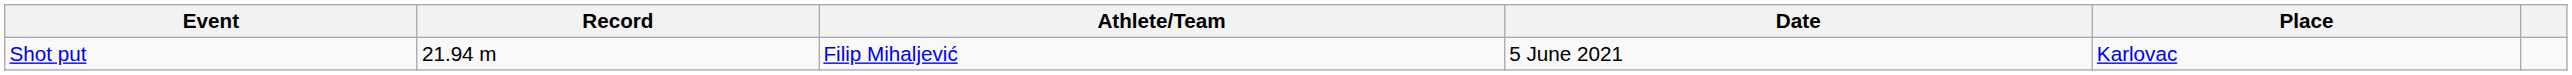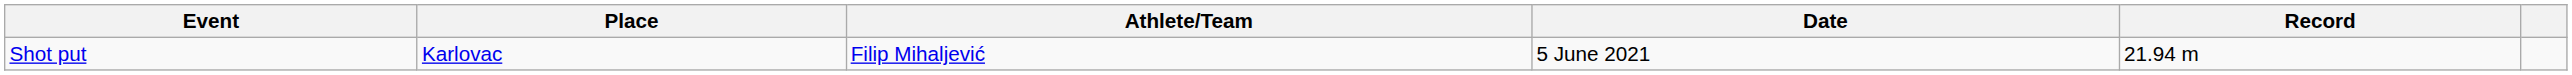columns swapped: (618, 21) <-> (2306, 21)
